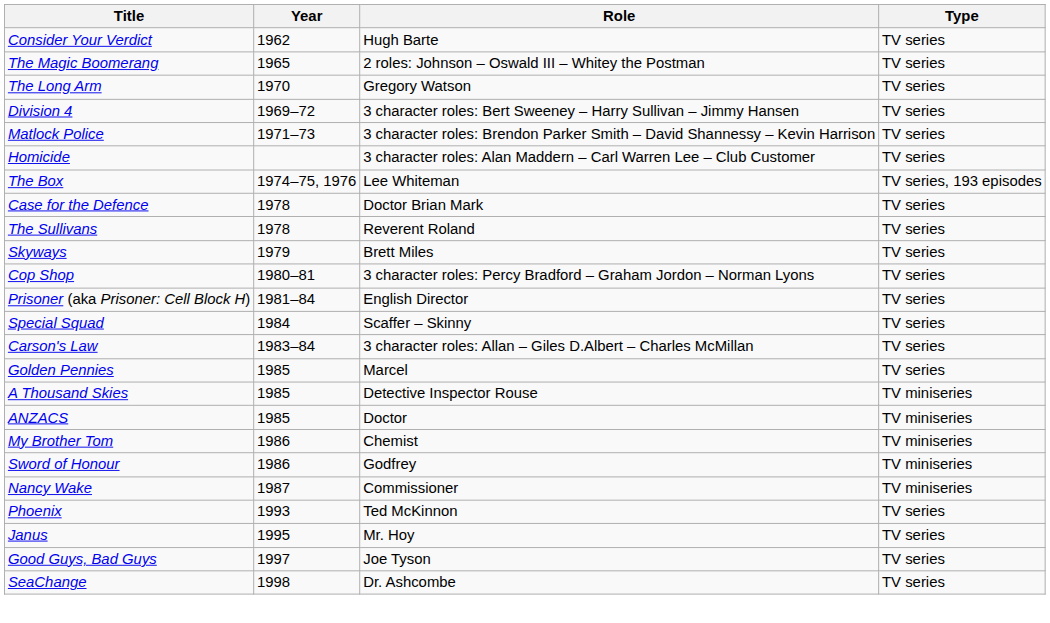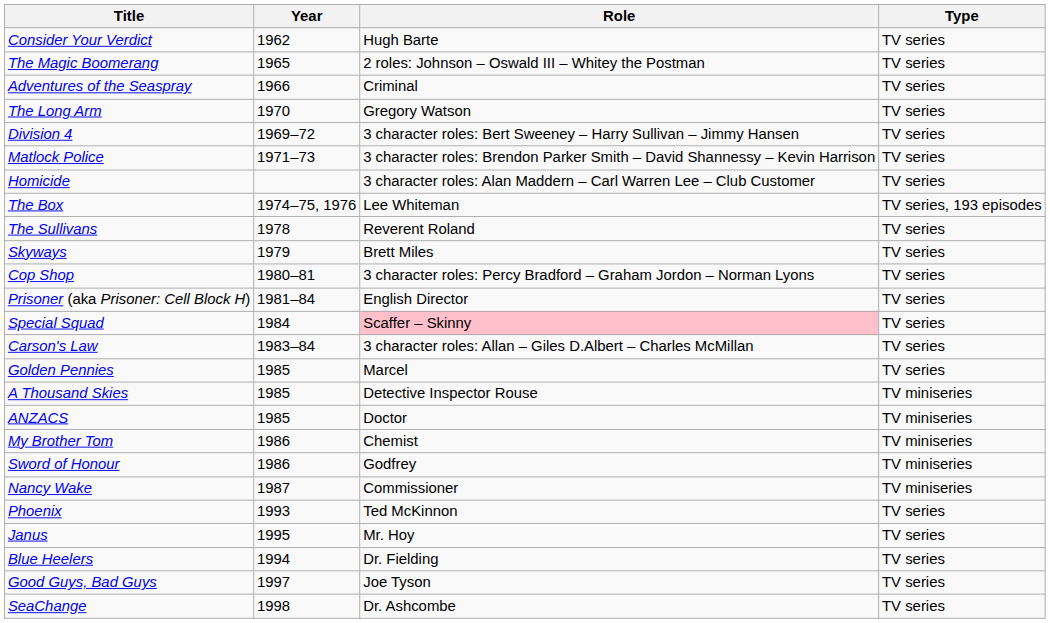+ row: (100, 87)
- row: (78, 205)
(417, 323) no background -> (417, 323) pink background
+ row: (50, 559)
